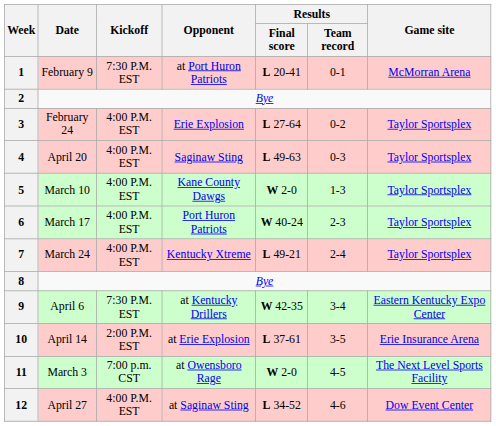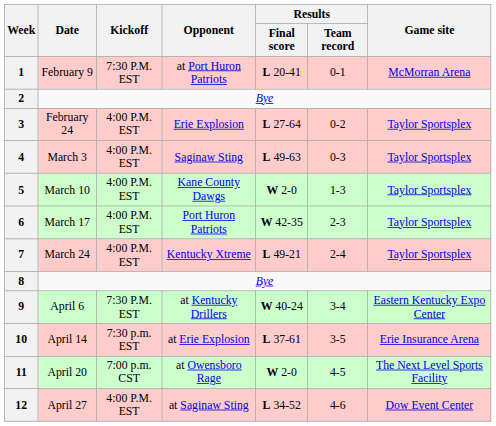(67, 156) April 20 -> (67, 156) March 3
(282, 222) W 40-24 -> (282, 222) W 42-35
(282, 306) W 42-35 -> (282, 306) W 40-24
(129, 339) 2:00 P.M. EST -> (129, 339) 7:30 p.m. EST
(67, 372) March 3 -> (67, 372) April 20
